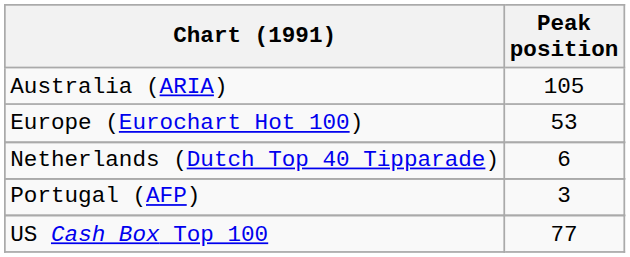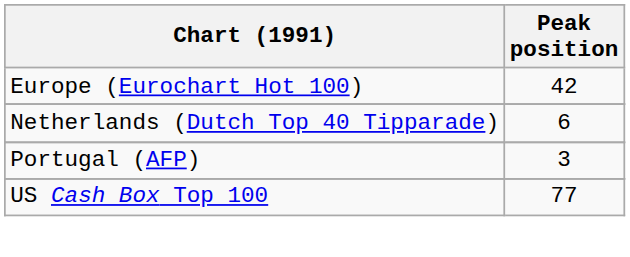- row: (119, 86)
(564, 123) 53 -> (564, 86) 42
